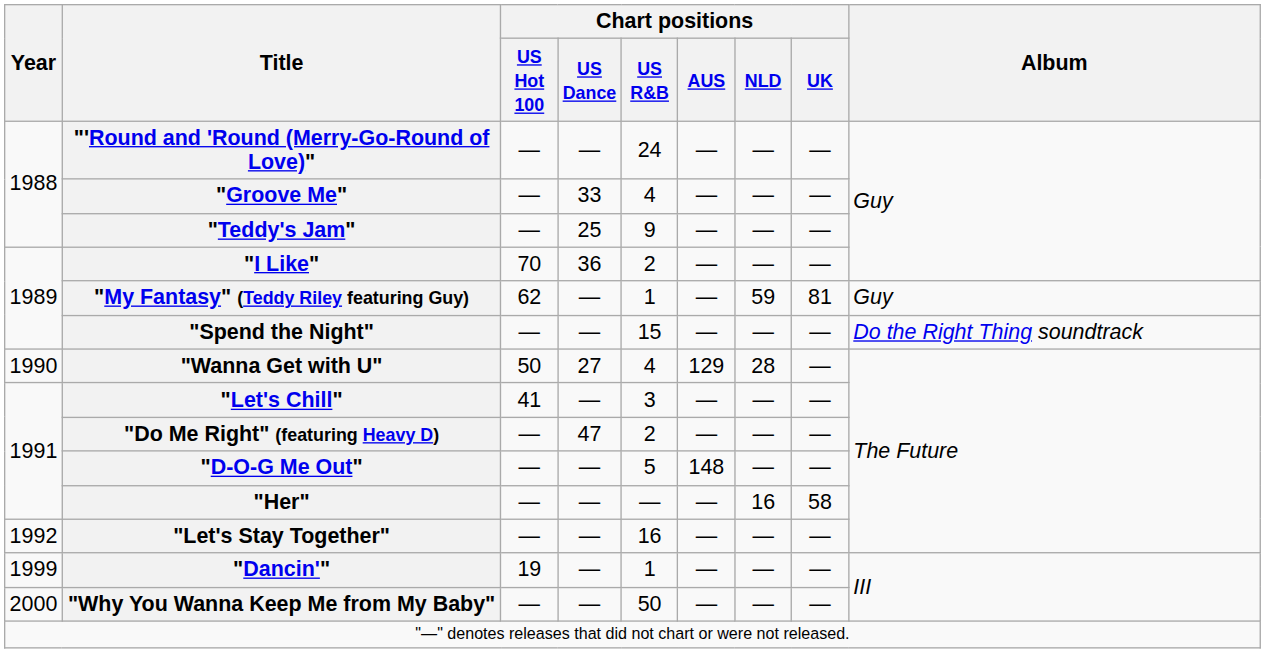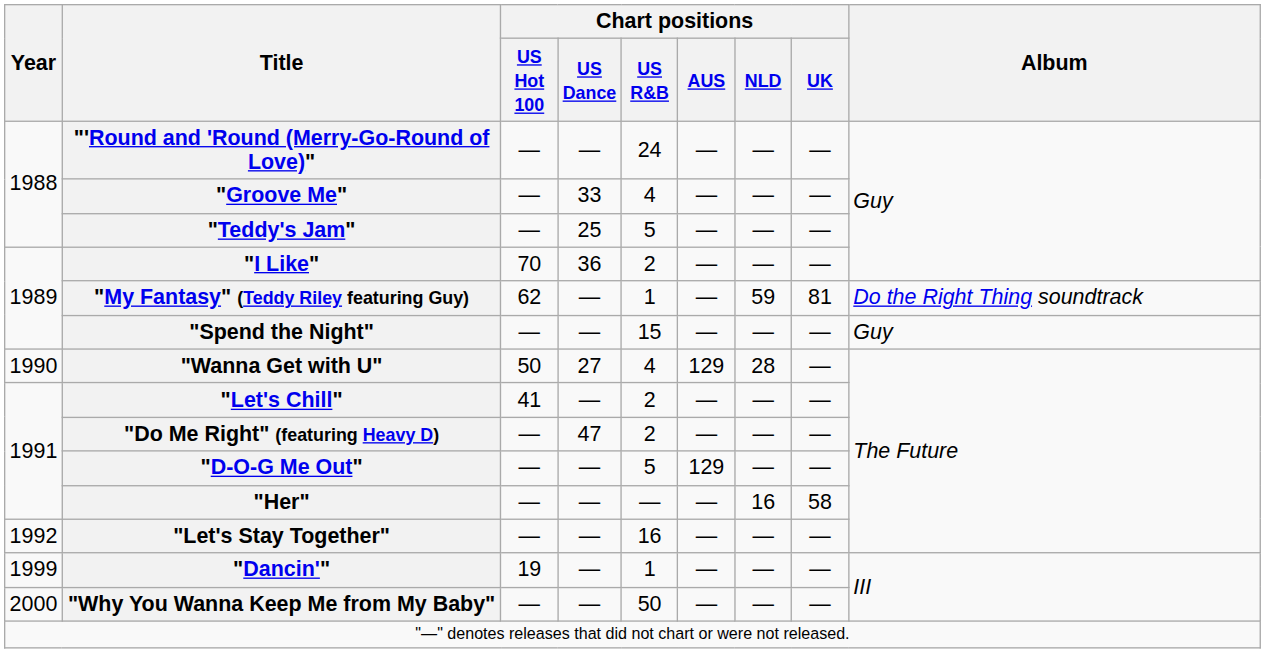(650, 229) 9 -> (650, 229) 5
(873, 297) Guy -> (998, 297) Do the Right Thing soundtrack
(998, 331) Do the Right Thing soundtrack -> (873, 331) Guy
(650, 399) 3 -> (650, 399) 2
(706, 467) 148 -> (706, 467) 129
